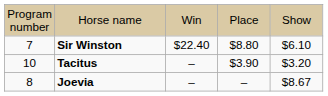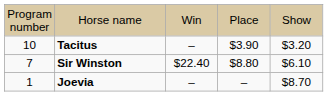rows swapped: (90, 45) <-> (77, 64)
(29, 82) 8 -> (29, 82) 1
(296, 82) $8.67 -> (296, 82) $8.70
